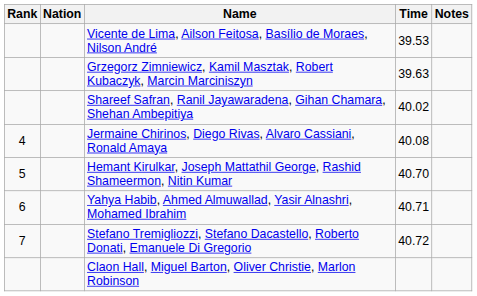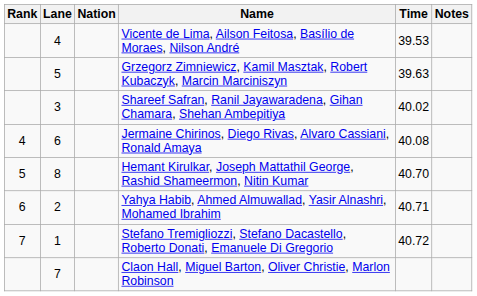+ column: (57, 14)
